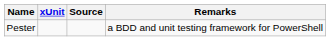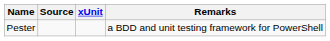columns swapped: (52, 12) <-> (86, 12)
